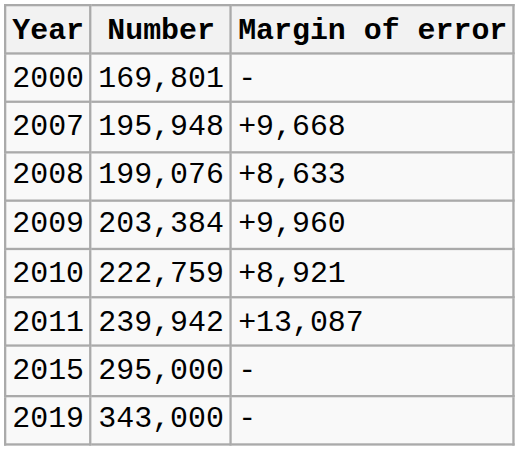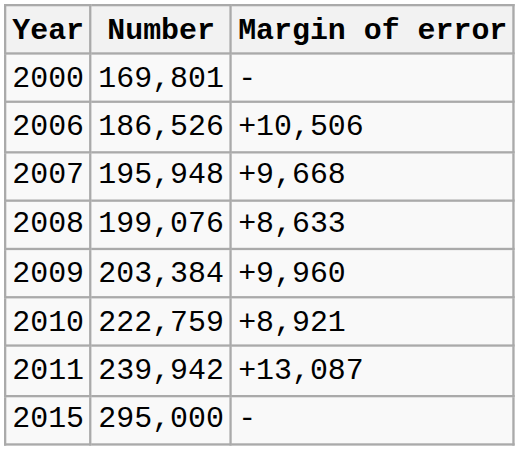+ row: (48, 127)
- row: (48, 419)
